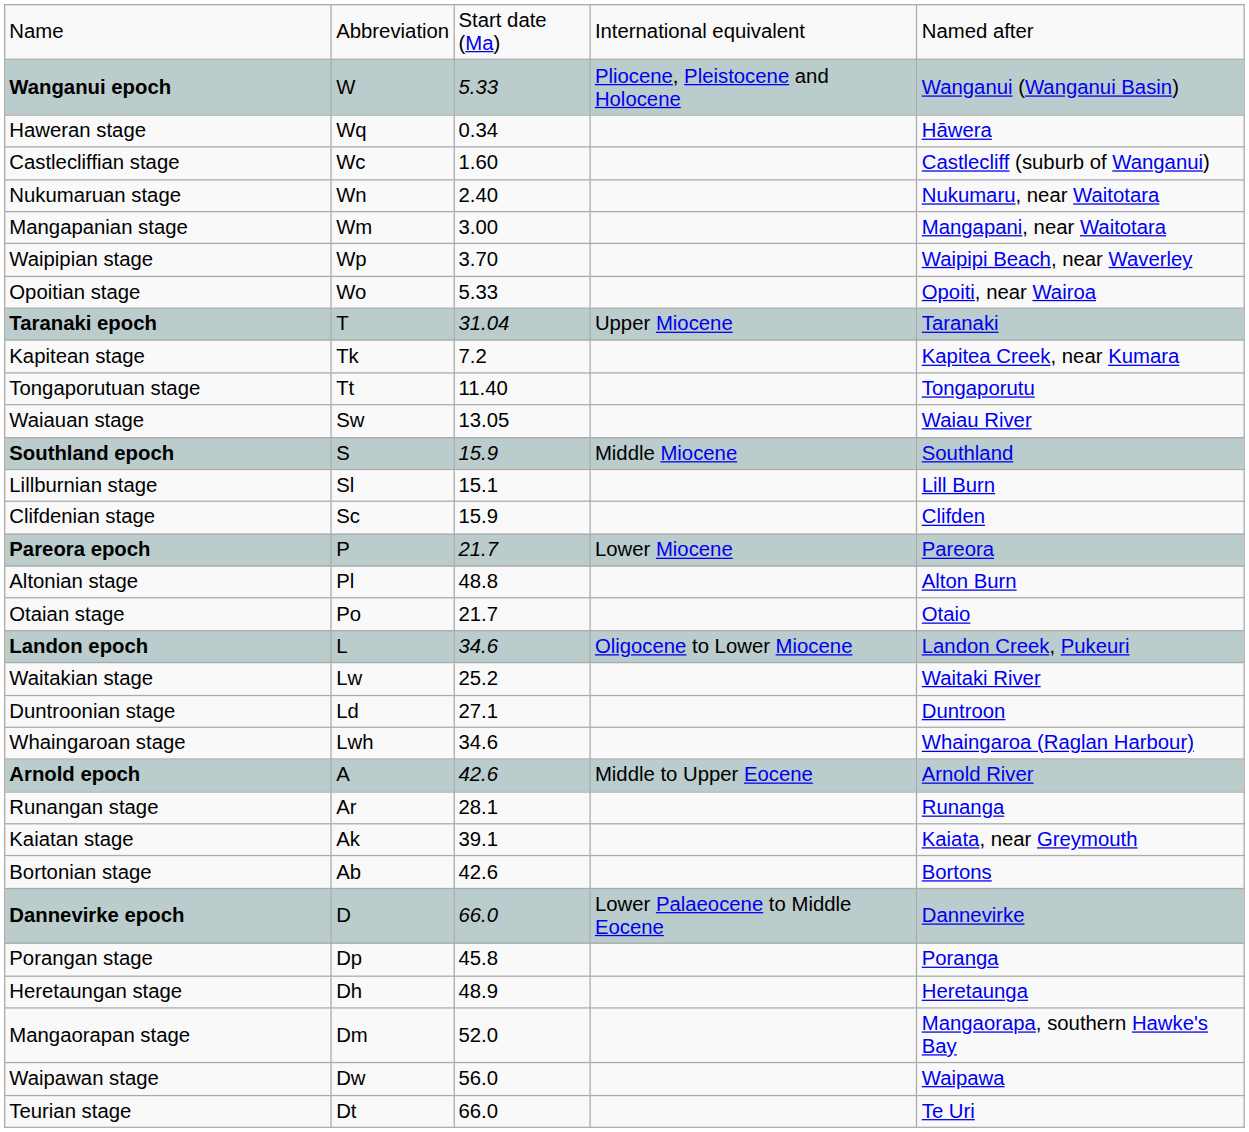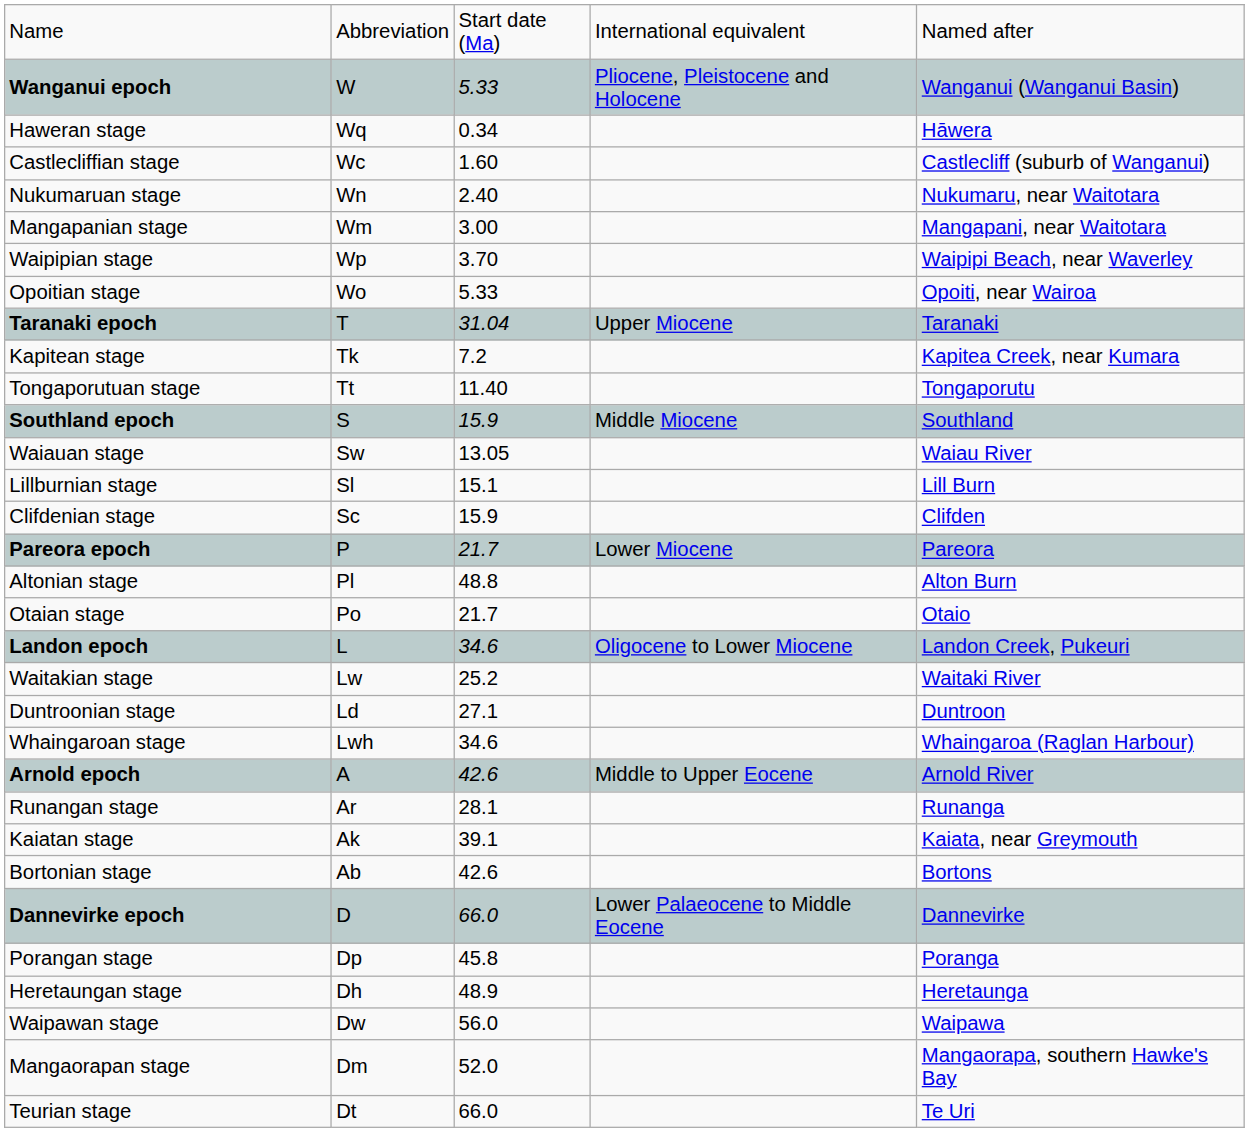rows swapped: (92, 453) <-> (77, 420)
rows swapped: (100, 1035) <-> (84, 1078)
